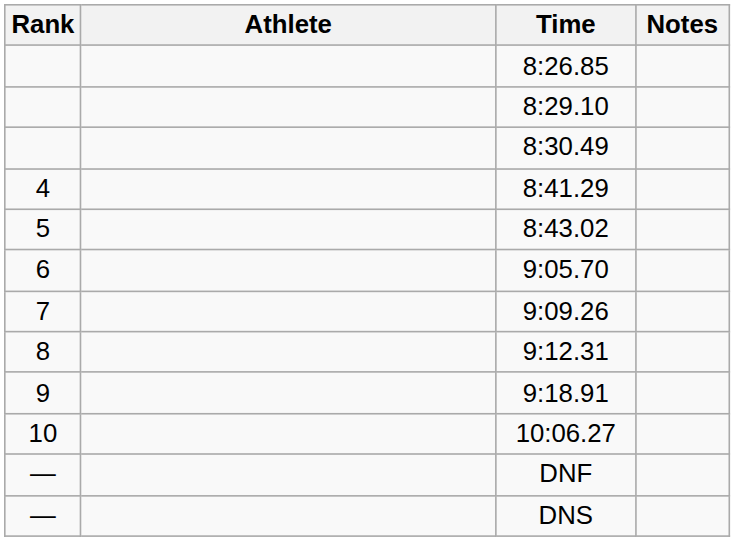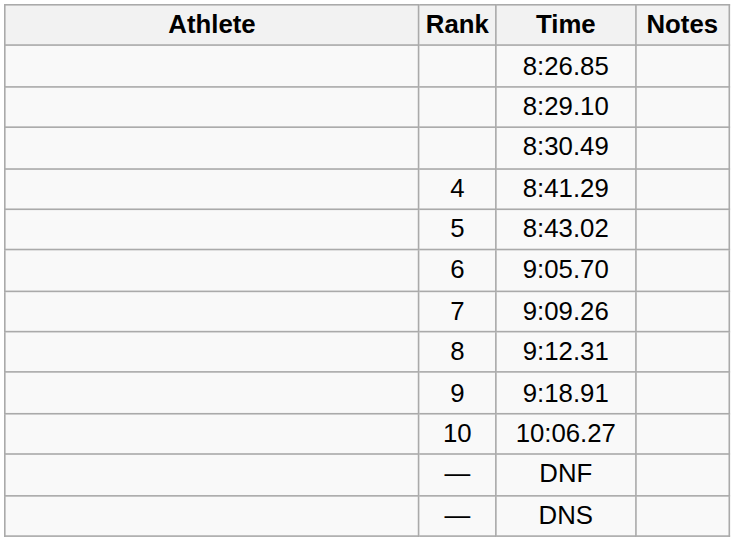columns swapped: (43, 24) <-> (288, 24)
